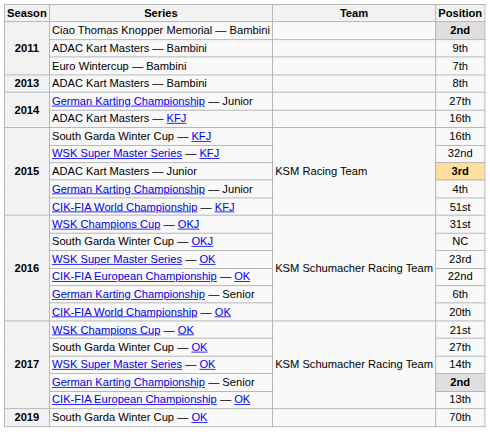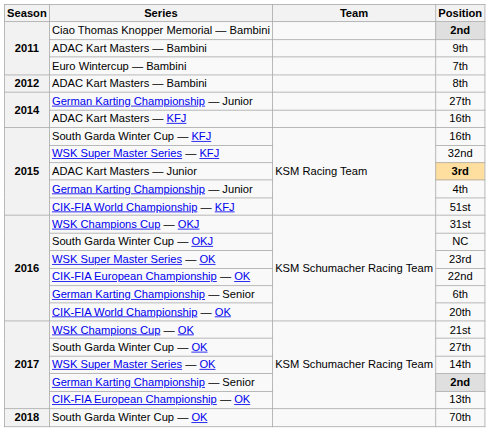(27, 83) 2013 -> (27, 83) 2012
(27, 417) 2019 -> (27, 417) 2018
